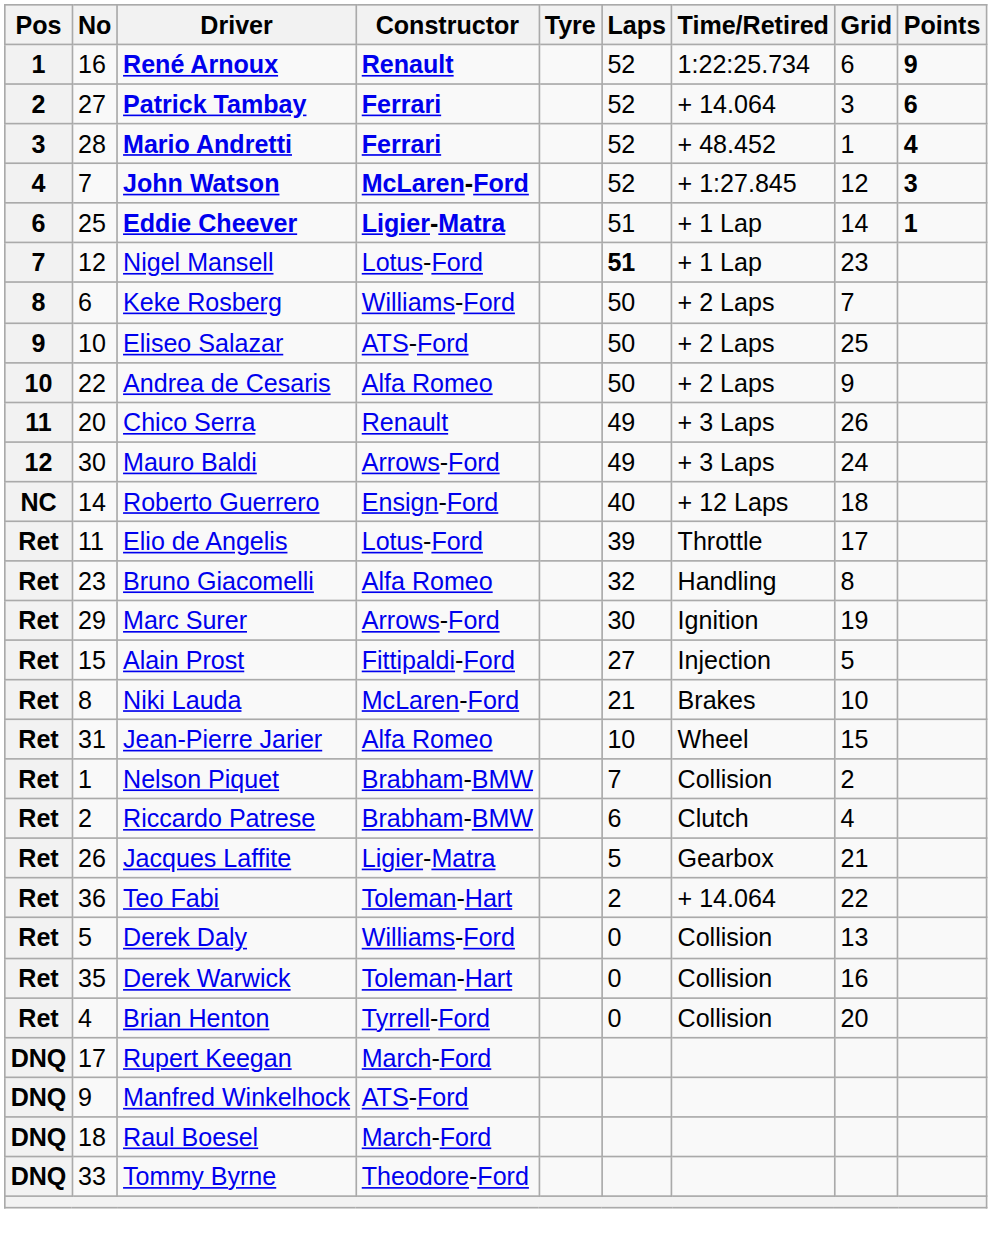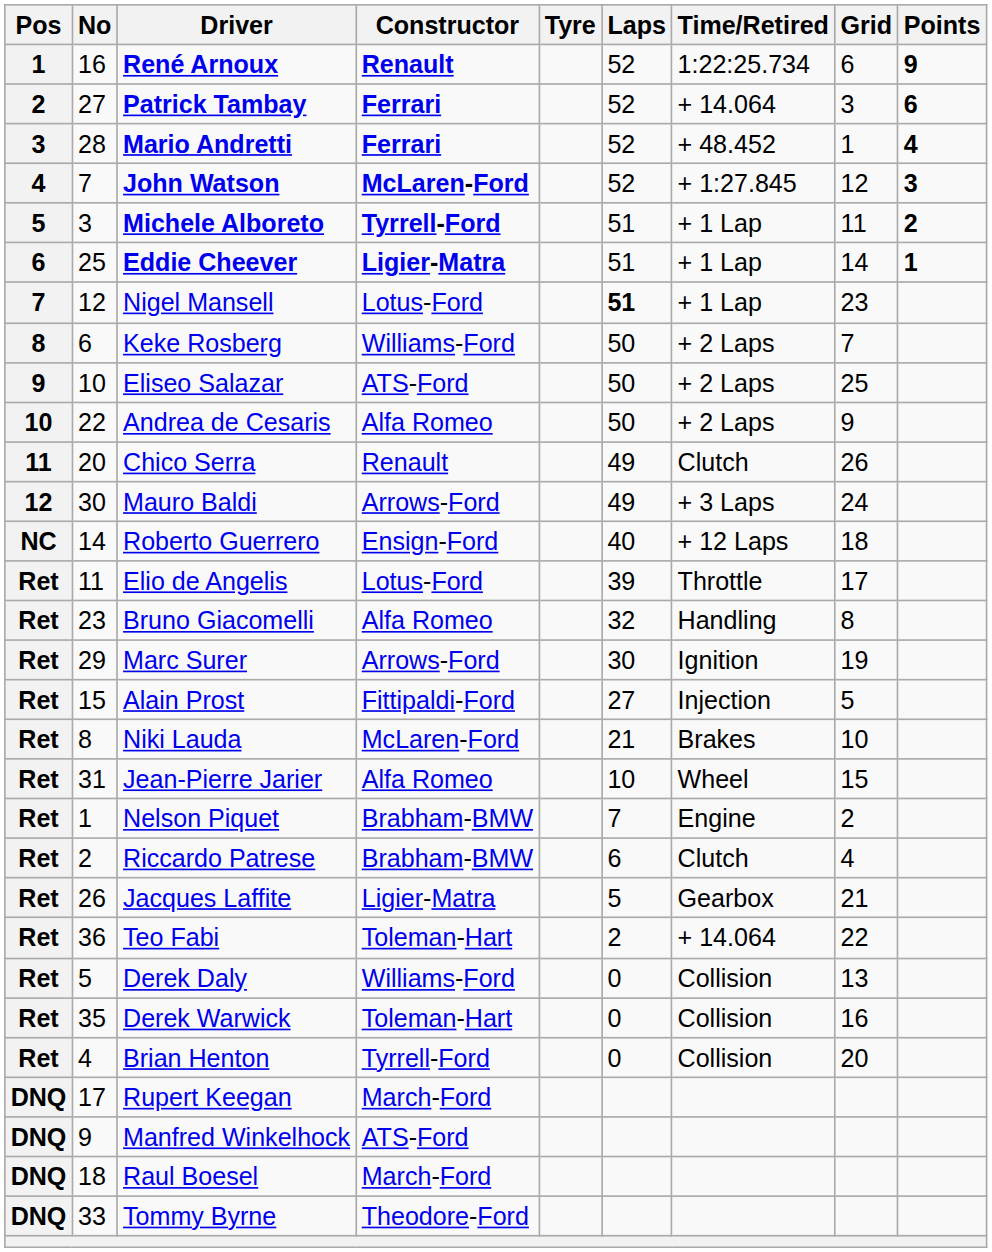+ row: (224, 223)
(726, 422) + 3 Laps -> (713, 462) Clutch
(725, 779) Collision -> (717, 819) Engine
